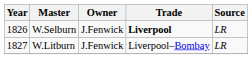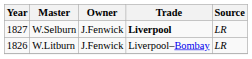(17, 29) 1826 -> (17, 29) 1827
(17, 45) 1827 -> (17, 45) 1826
